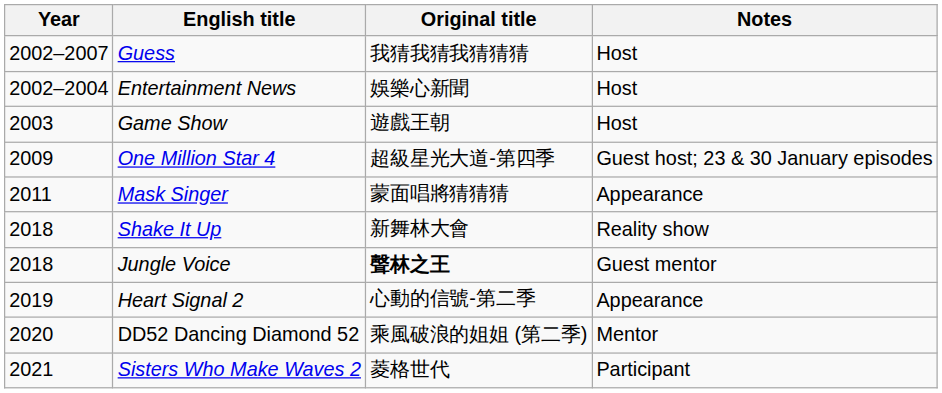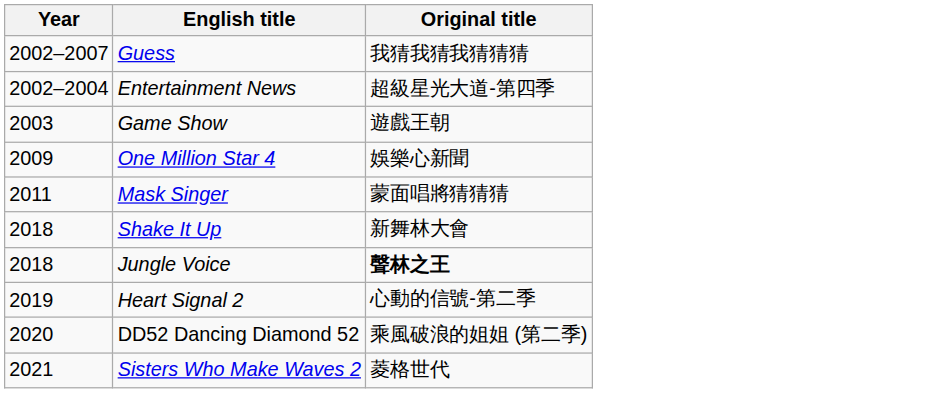- column: (765, 20)
(420, 88) 娛樂心新聞 -> (463, 88) 超級星光大道-第四季
(463, 158) 超級星光大道-第四季 -> (420, 158) 娛樂心新聞
